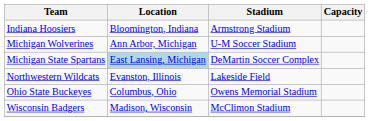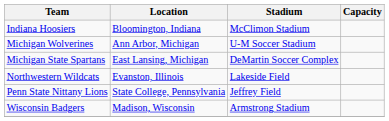(250, 28) Armstrong Stadium -> (270, 28) McClimon Stadium
(158, 60) lightblue background -> (160, 60) no background
- row: (49, 92)
+ row: (57, 92)
(250, 108) McClimon Stadium -> (270, 108) Armstrong Stadium
